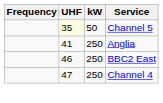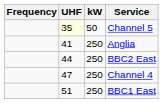(67, 59) 46 -> (67, 59) 44
+ row: (132, 91)
